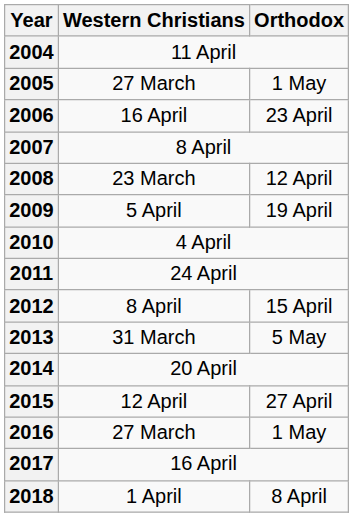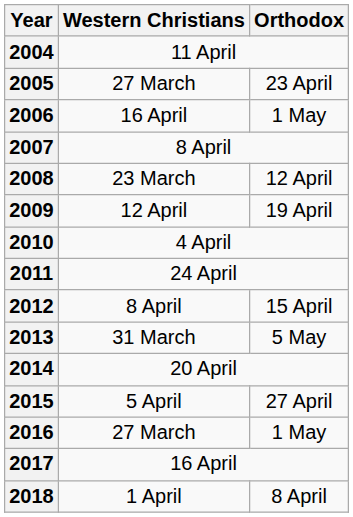(299, 83) 1 May -> (299, 83) 23 April
(299, 115) 23 April -> (299, 115) 1 May
(154, 210) 5 April -> (154, 210) 12 April
(154, 400) 12 April -> (154, 400) 5 April
